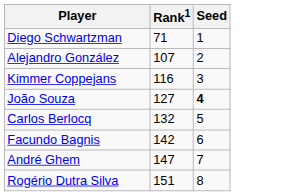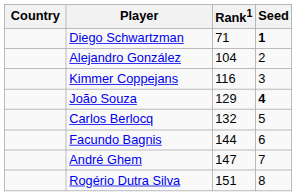+ column: (35, 16)
(200, 38) normal -> (262, 38) bold
(164, 58) 107 -> (226, 58) 104
(164, 99) 127 -> (226, 99) 129
(164, 139) 142 -> (226, 139) 144
